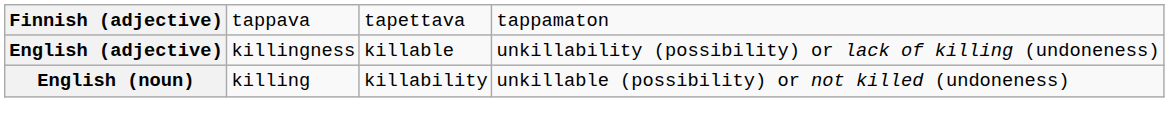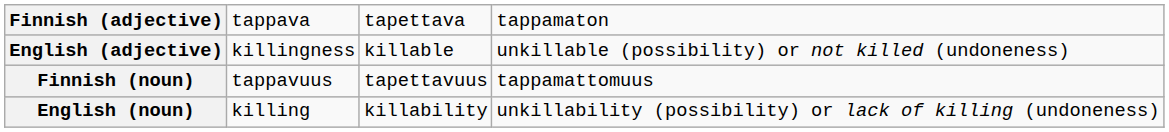(828, 50) unkillability (possibility) or lack of killing (undoneness) -> (783, 50) unkillable (possibility) or not killed (undoneness)
+ row: (116, 81)
(783, 81) unkillable (possibility) or not killed (undoneness) -> (828, 112) unkillability (possibility) or lack of killing (undoneness)
